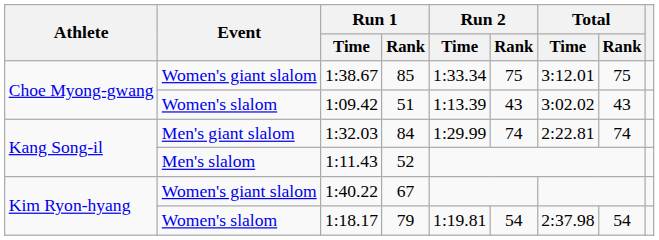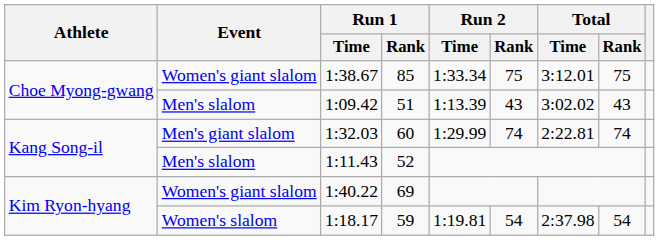(219, 104) Women's slalom -> (208, 104) Men's slalom
(406, 133) 84 -> (406, 133) 60
(406, 191) 67 -> (406, 191) 69
(406, 220) 79 -> (406, 220) 59
